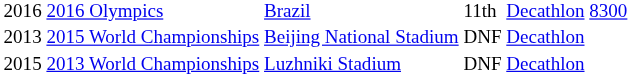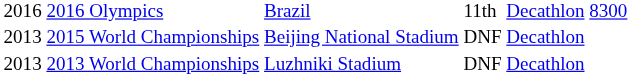(23, 63) 2015 -> (23, 63) 2013
